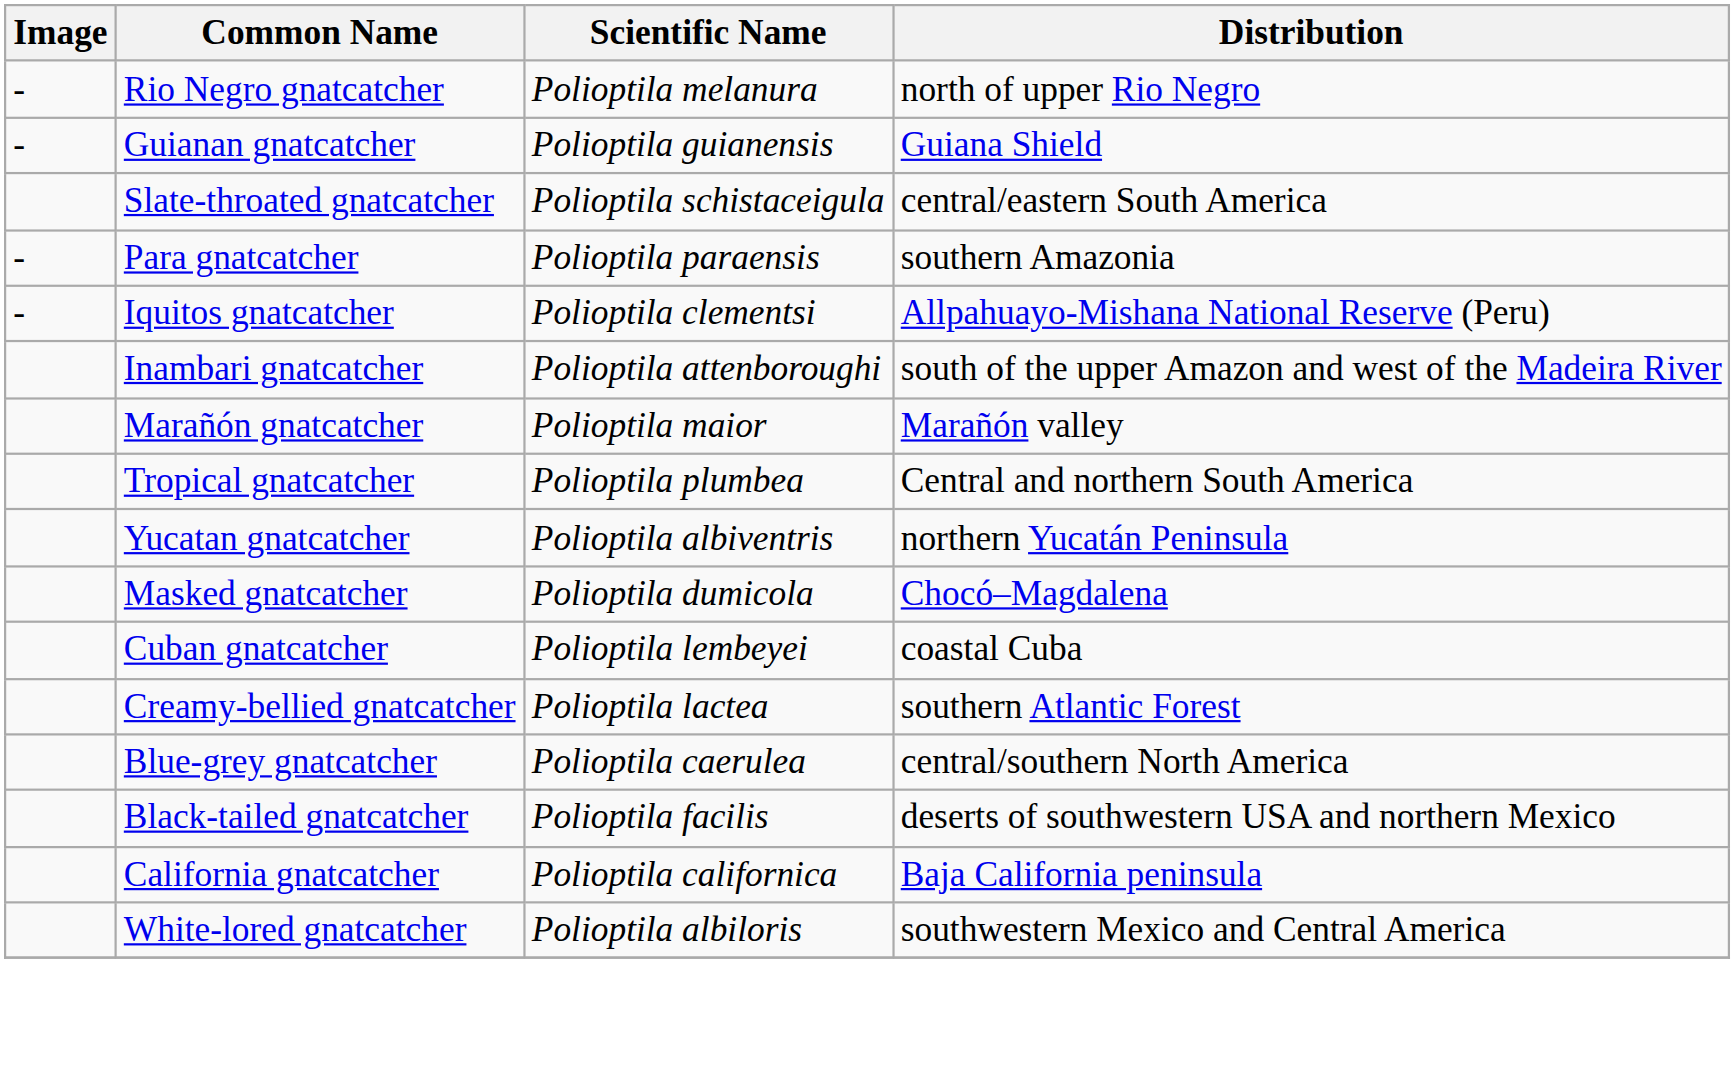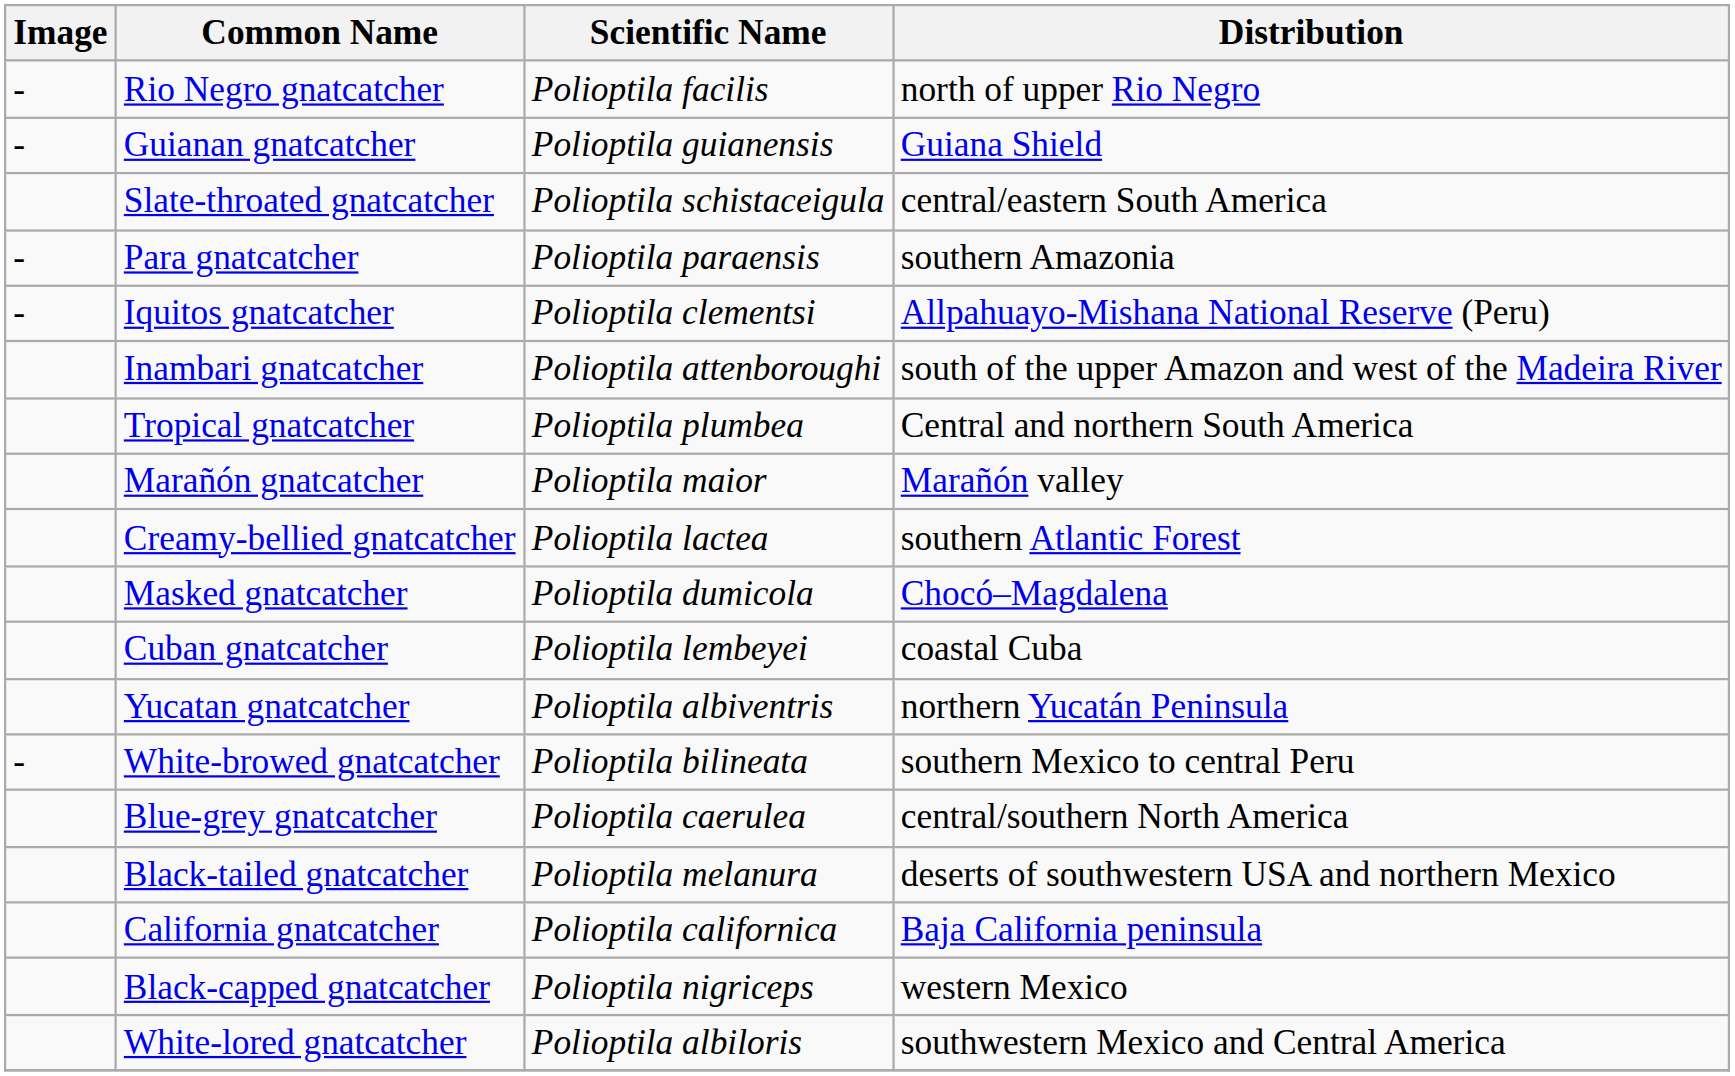(675, 88) Polioptila melanura -> (650, 88) Polioptila facilis
rows swapped: (274, 425) <-> (269, 481)
rows swapped: (320, 705) <-> (267, 537)
+ row: (312, 761)
(650, 817) Polioptila facilis -> (675, 873) Polioptila melanura
+ row: (307, 985)
